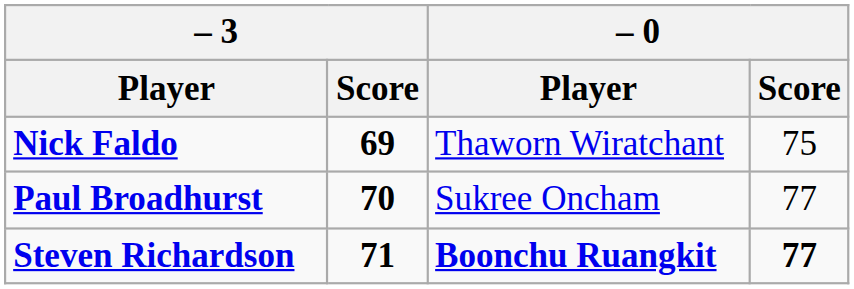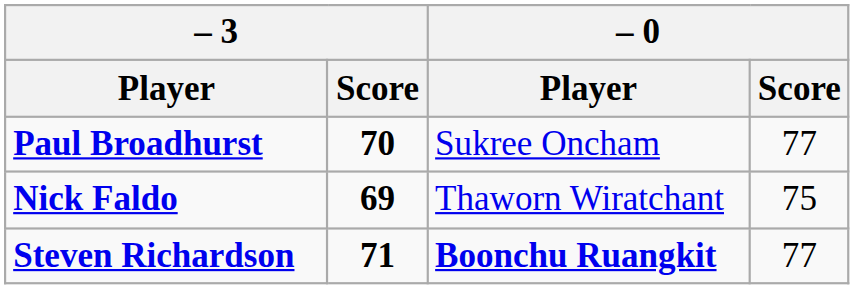rows swapped: (138, 198) <-> (95, 143)
(799, 254) bold -> (799, 254) normal
